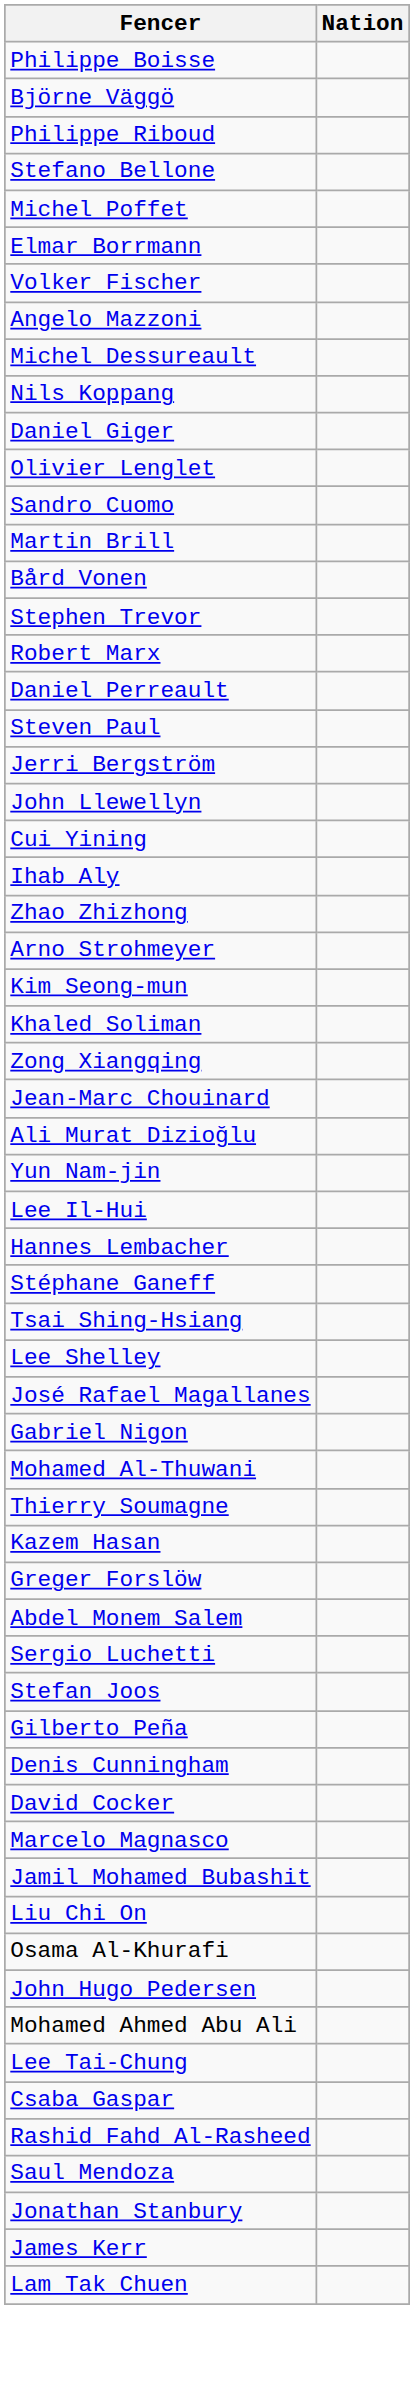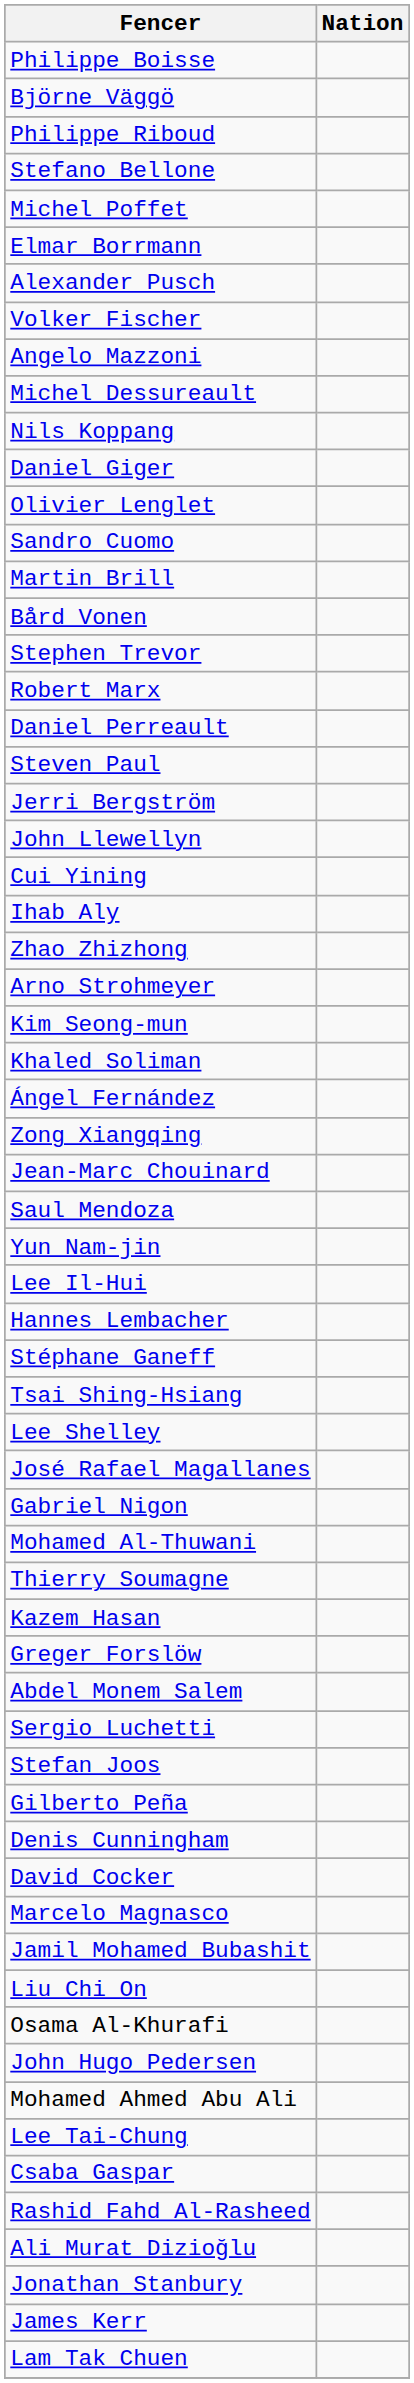+ row: (113, 283)
+ row: (113, 1099)
rows swapped: (133, 1136) <-> (92, 2174)
